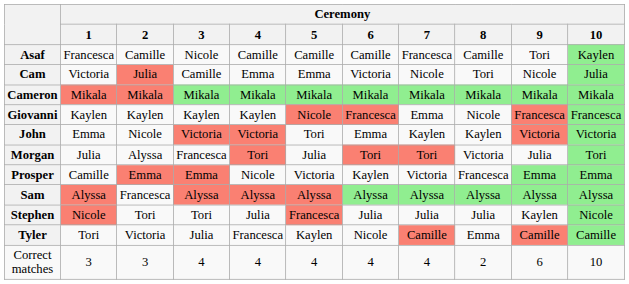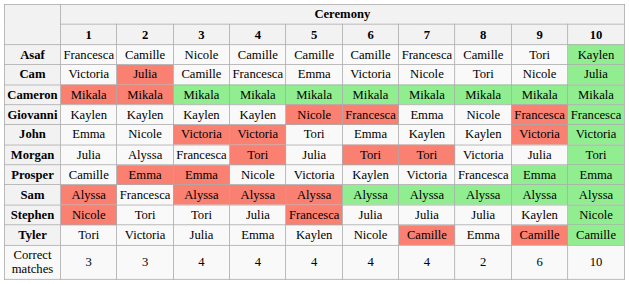(258, 74) Emma -> (258, 74) Francesca
(258, 235) Francesca -> (258, 235) Emma
